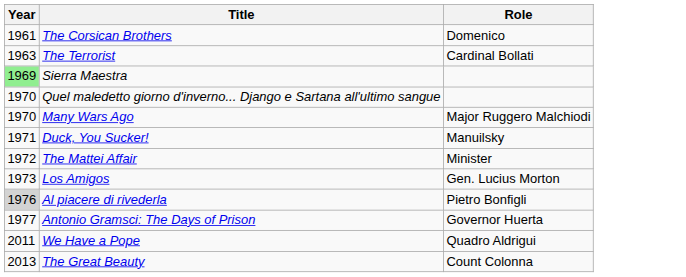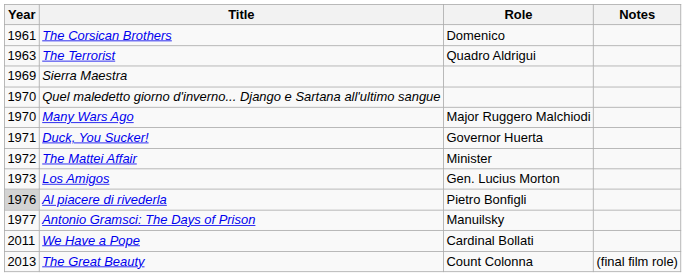+ column: (637, 14)
(490, 55) Cardinal Bollati -> (491, 55) Quadro Aldrigui
(22, 76) lightgreen background -> (22, 76) no background
(475, 138) Manuilsky -> (495, 138) Governor Huerta
(495, 220) Governor Huerta -> (475, 220) Manuilsky
(491, 240) Quadro Aldrigui -> (490, 240) Cardinal Bollati
